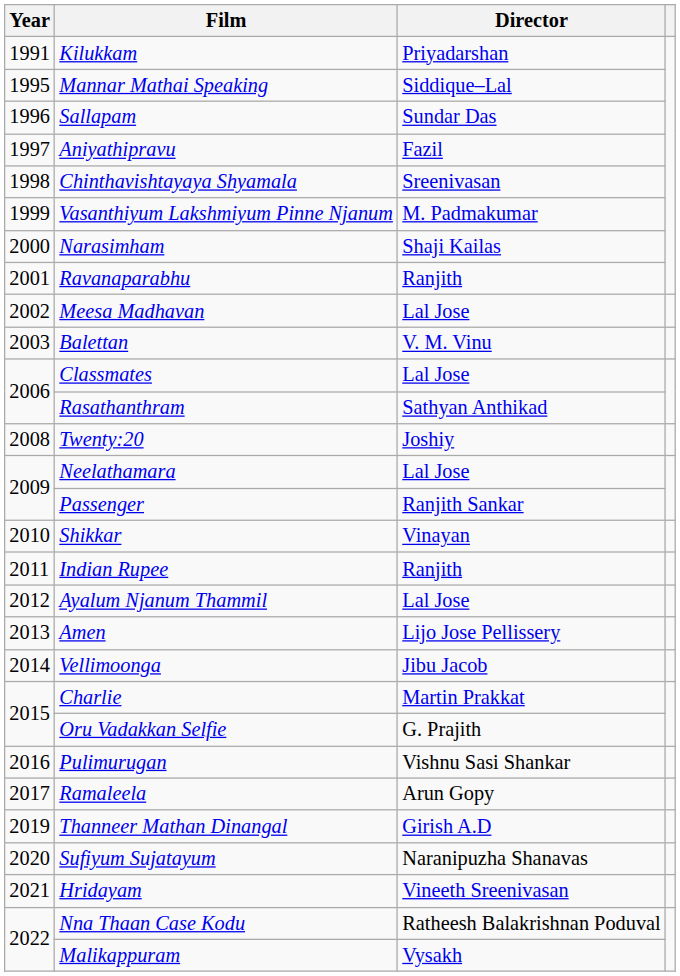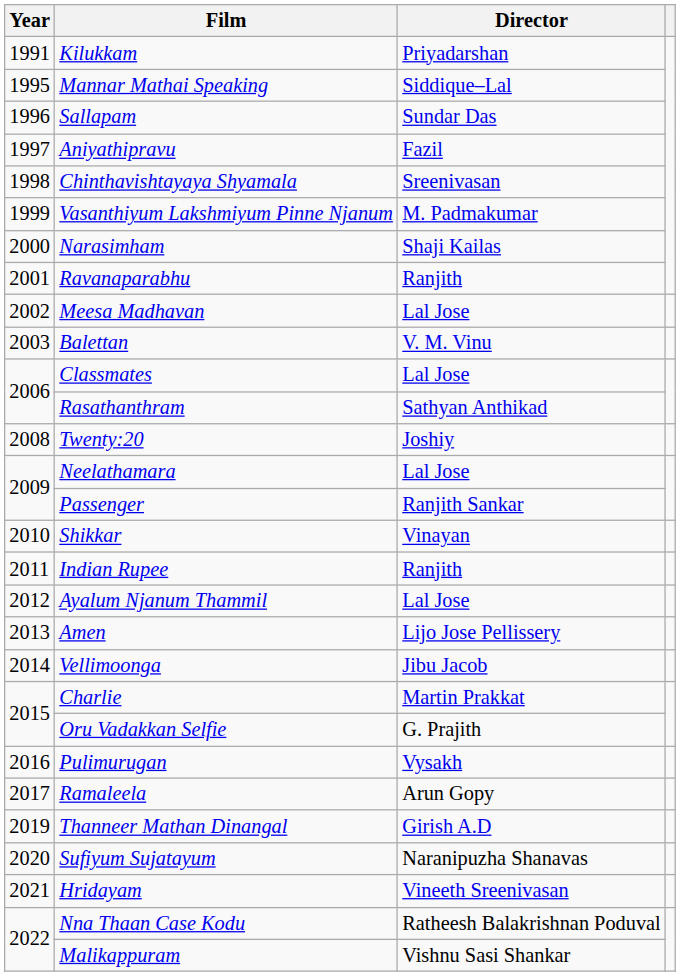(486, 761) Vishnu Sasi Shankar -> (432, 761) Vysakh
(432, 955) Vysakh -> (486, 955) Vishnu Sasi Shankar
